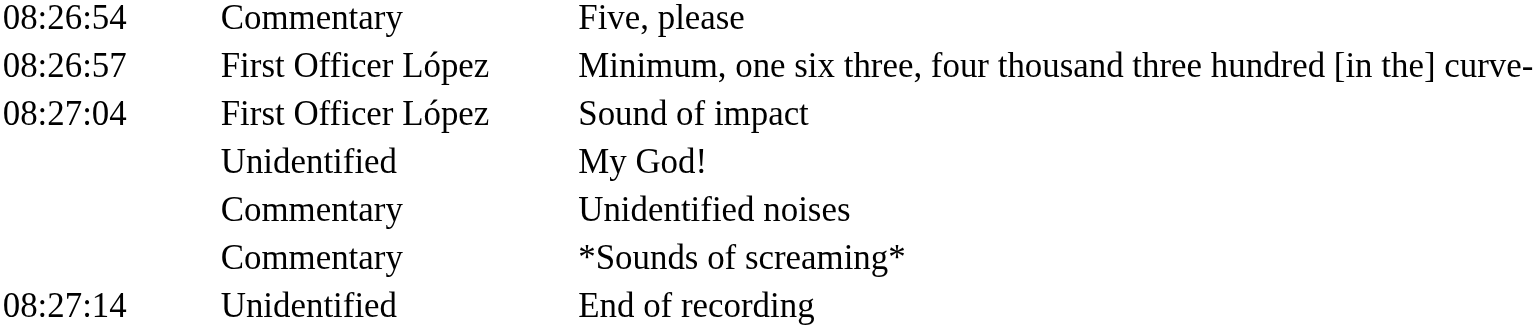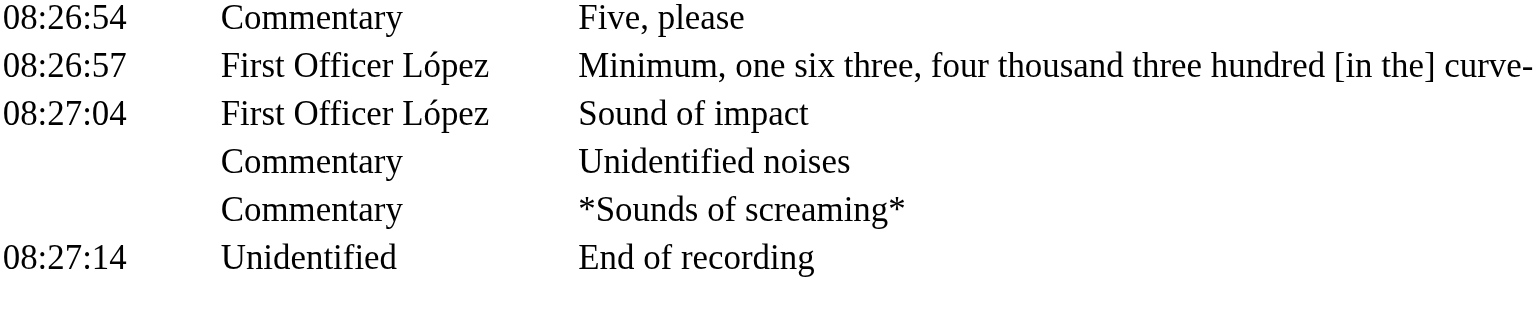- row: (643, 161)
